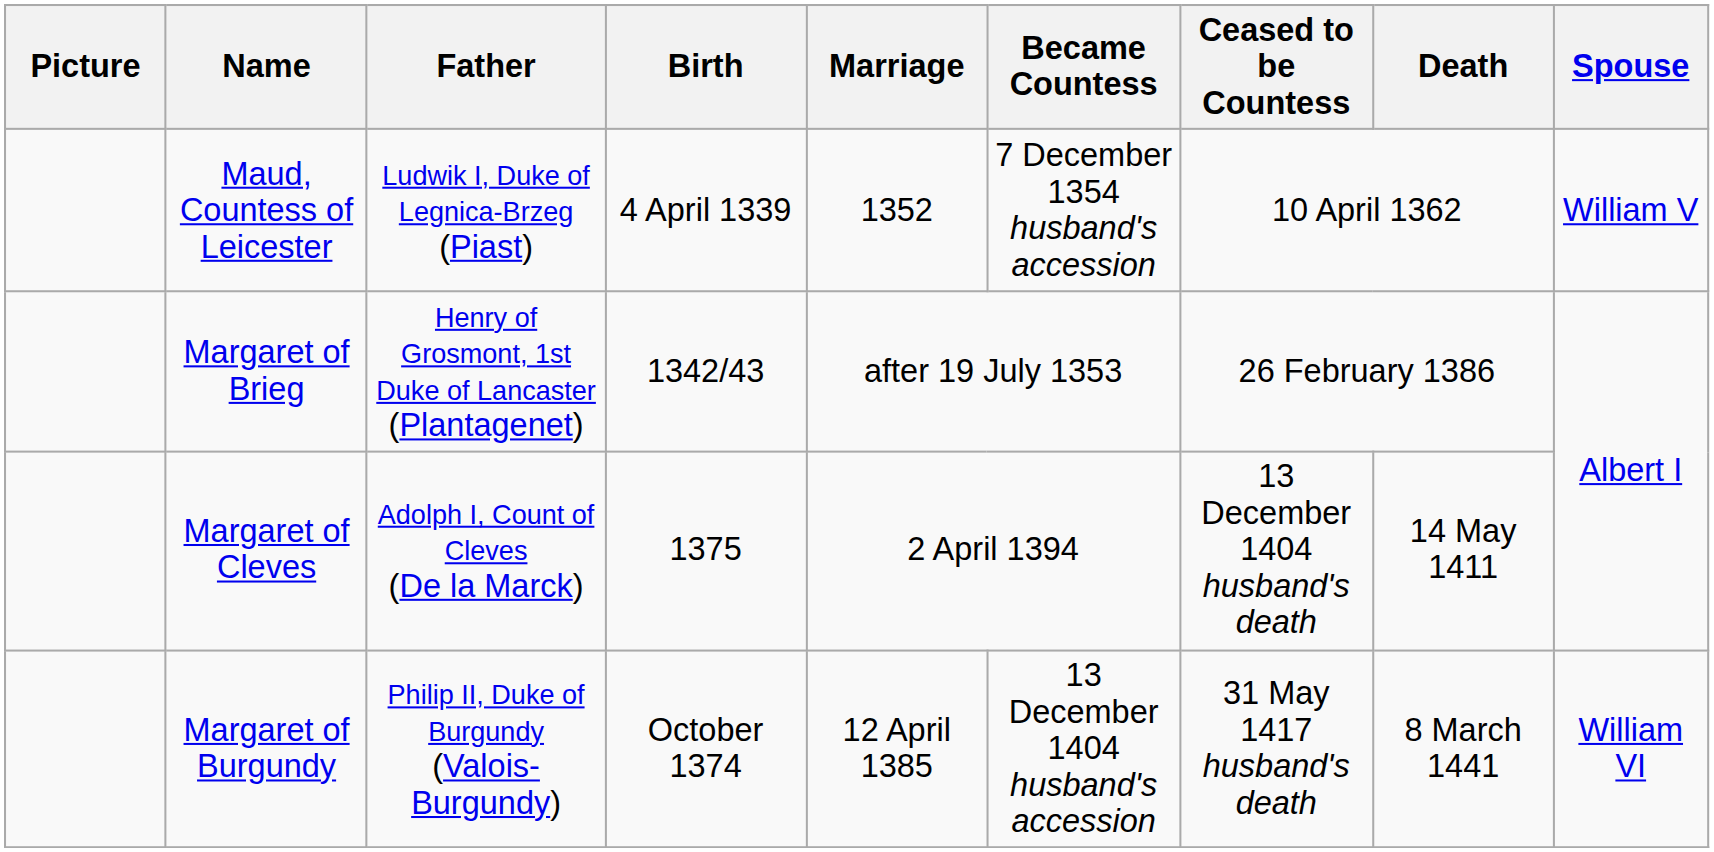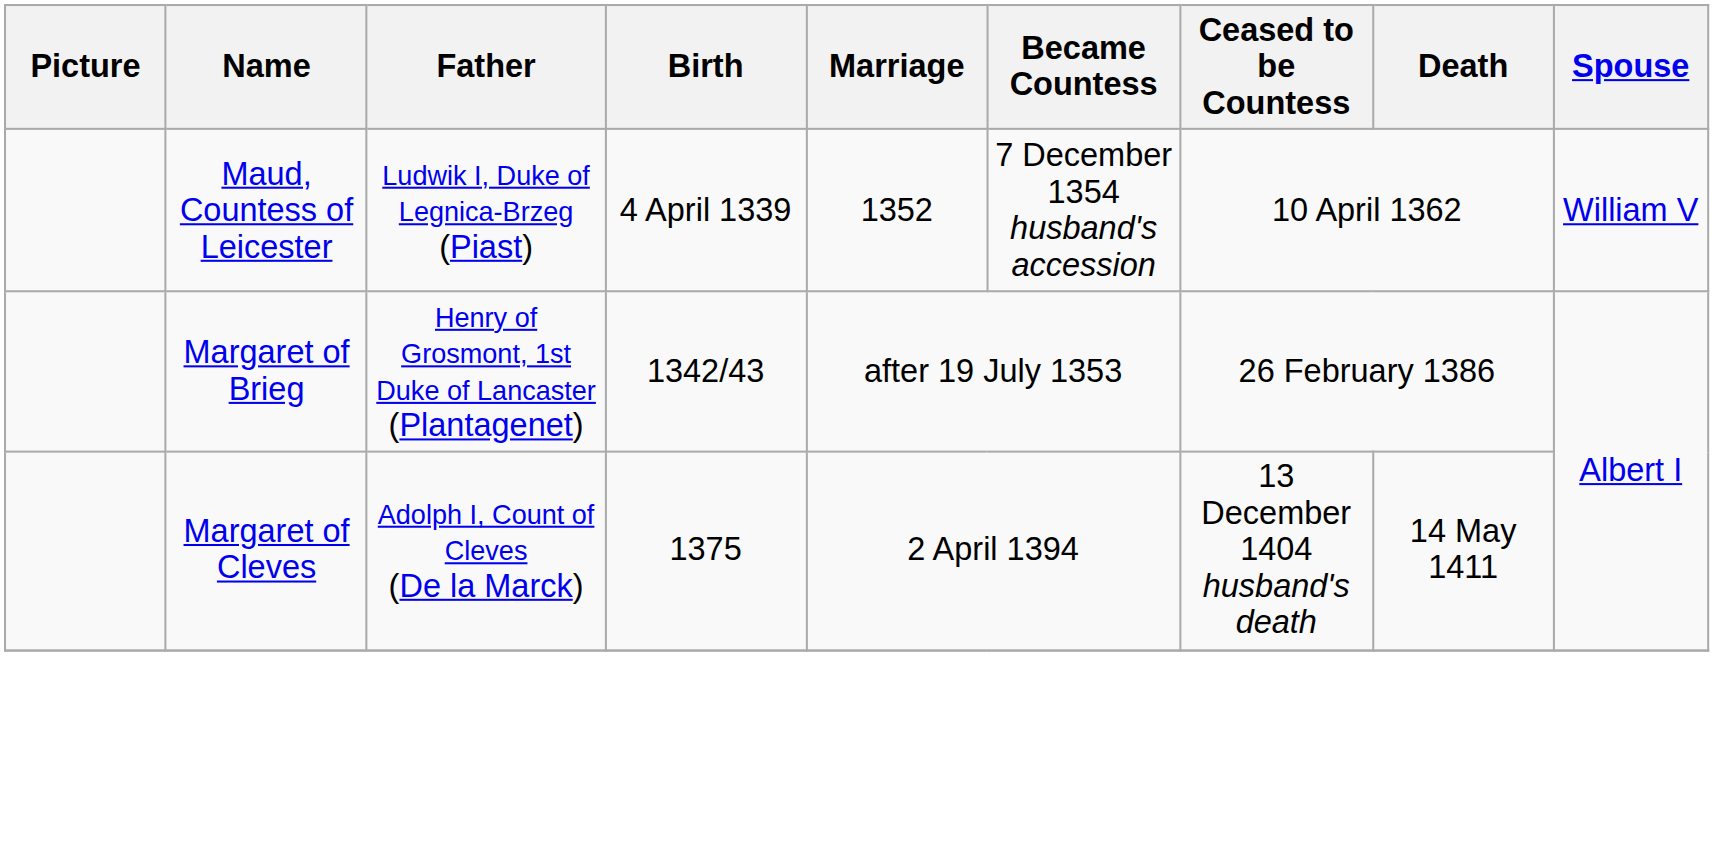- row: (267, 747)
